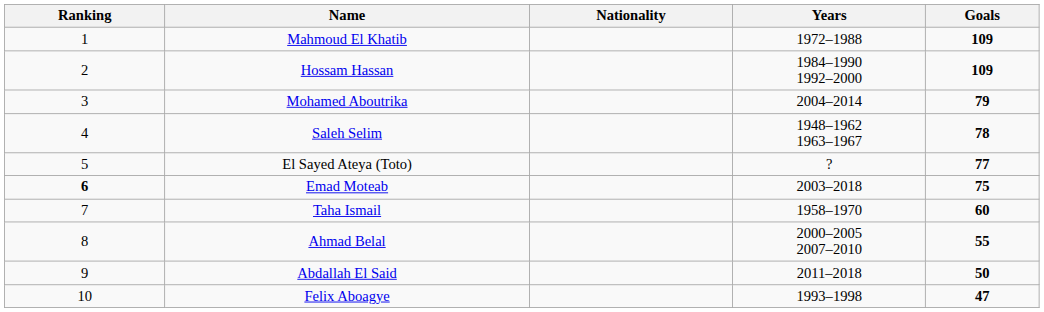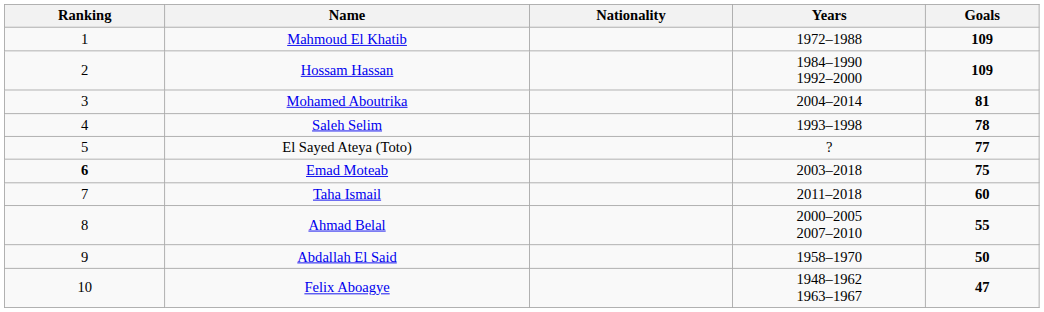(982, 101) 79 -> (982, 101) 81
(829, 132) 1948–1962 1963–1967 -> (829, 124) 1993–1998
(829, 210) 1958–1970 -> (829, 194) 2011–2018
(829, 273) 2011–2018 -> (829, 256) 1958–1970
(829, 296) 1993–1998 -> (829, 287) 1948–1962 1963–1967
